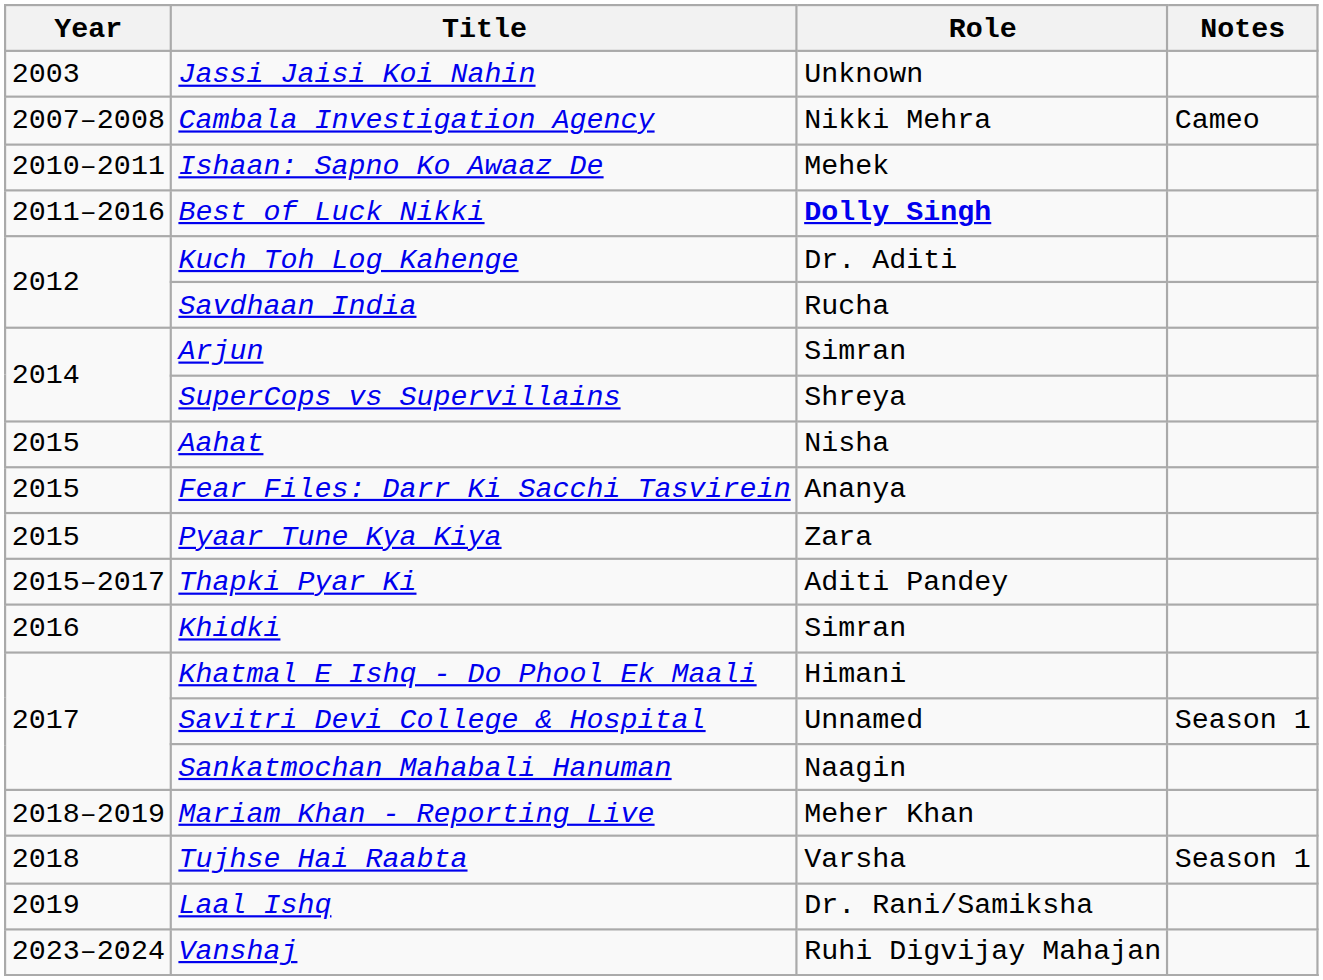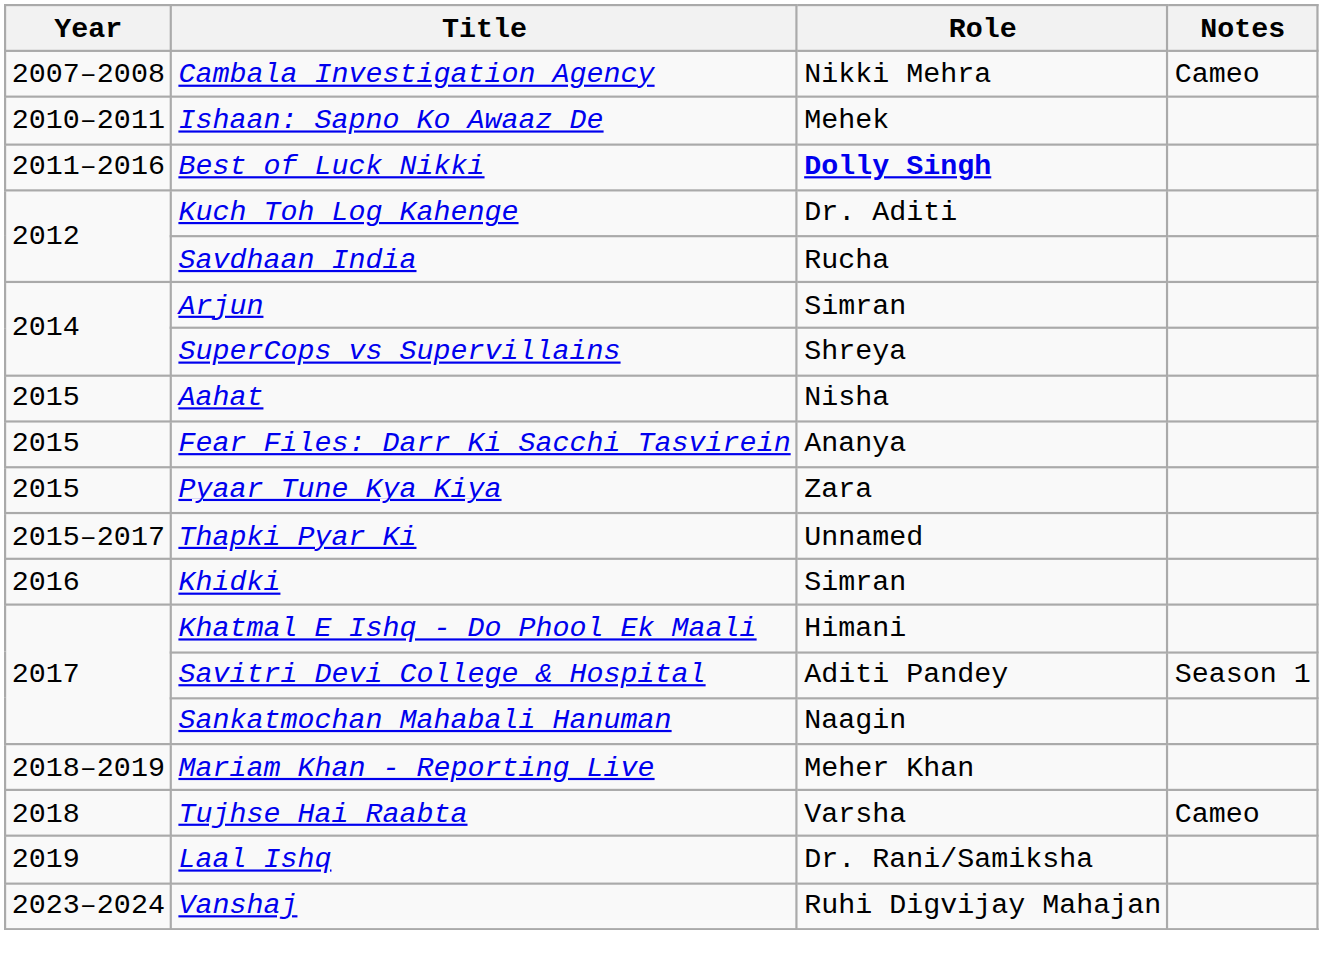- row: (357, 74)
(906, 582) Aditi Pandey -> (864, 536) Unnamed
(864, 721) Unnamed -> (906, 675) Aditi Pandey
(1243, 860) Season 1 -> (1217, 813) Cameo
